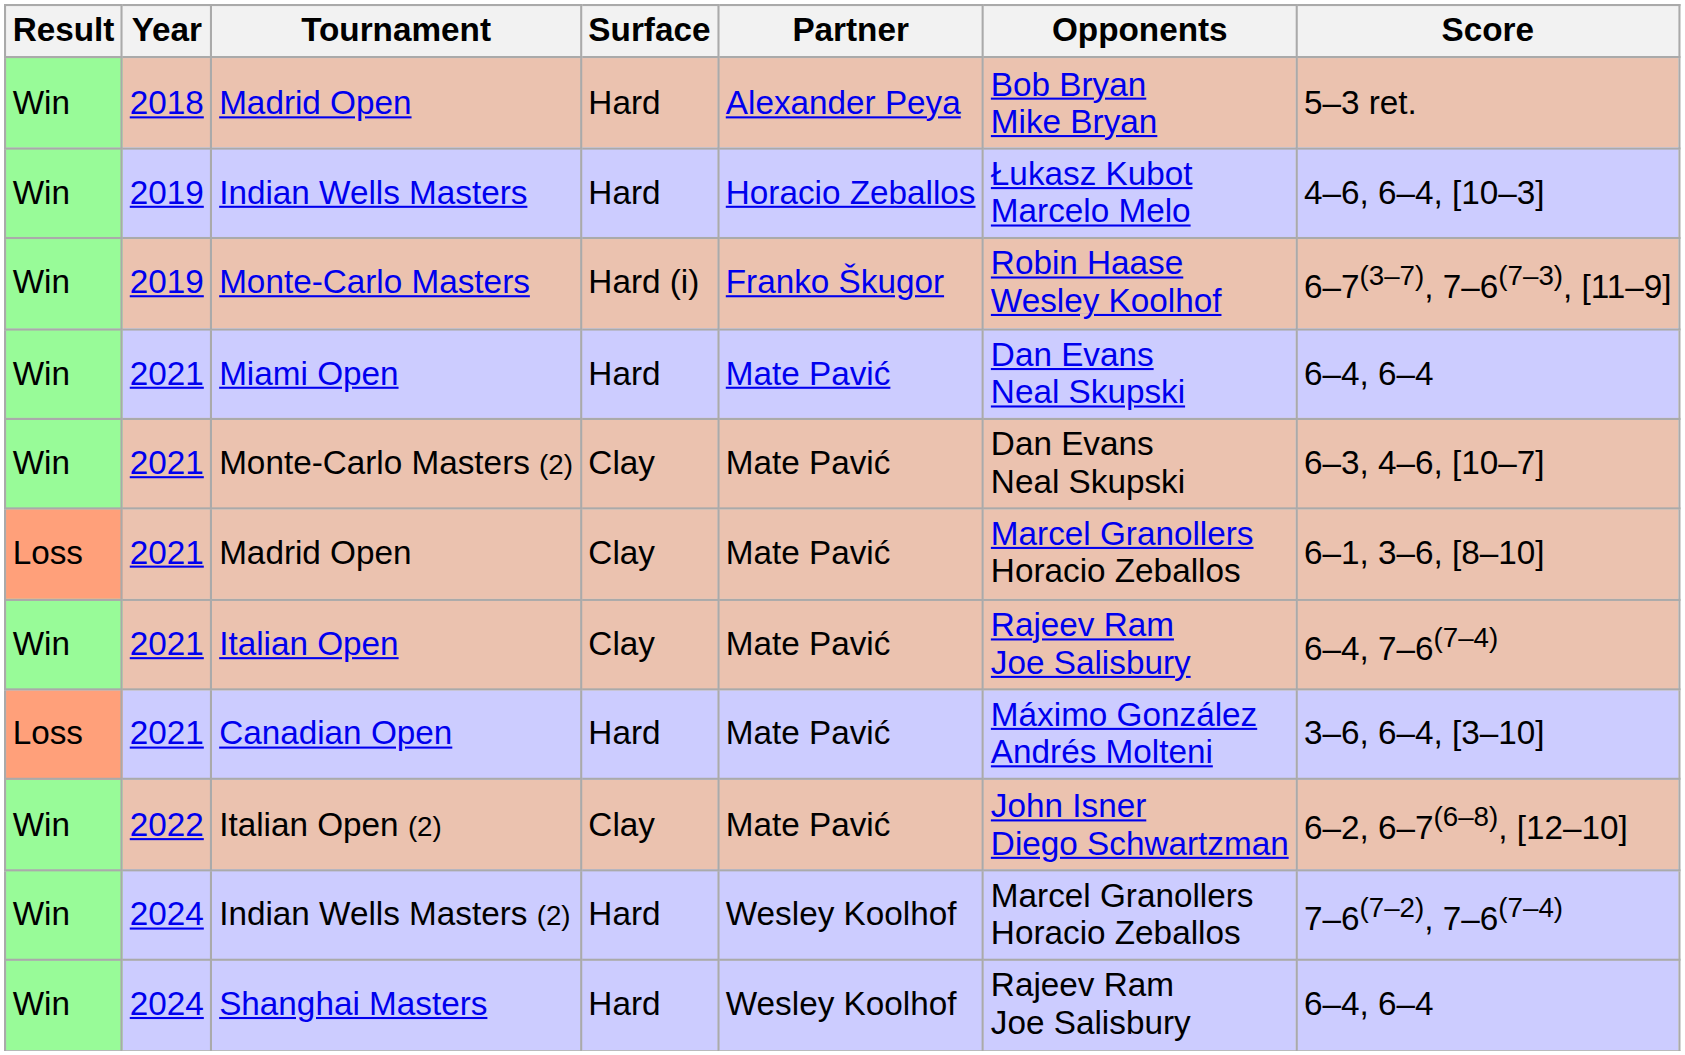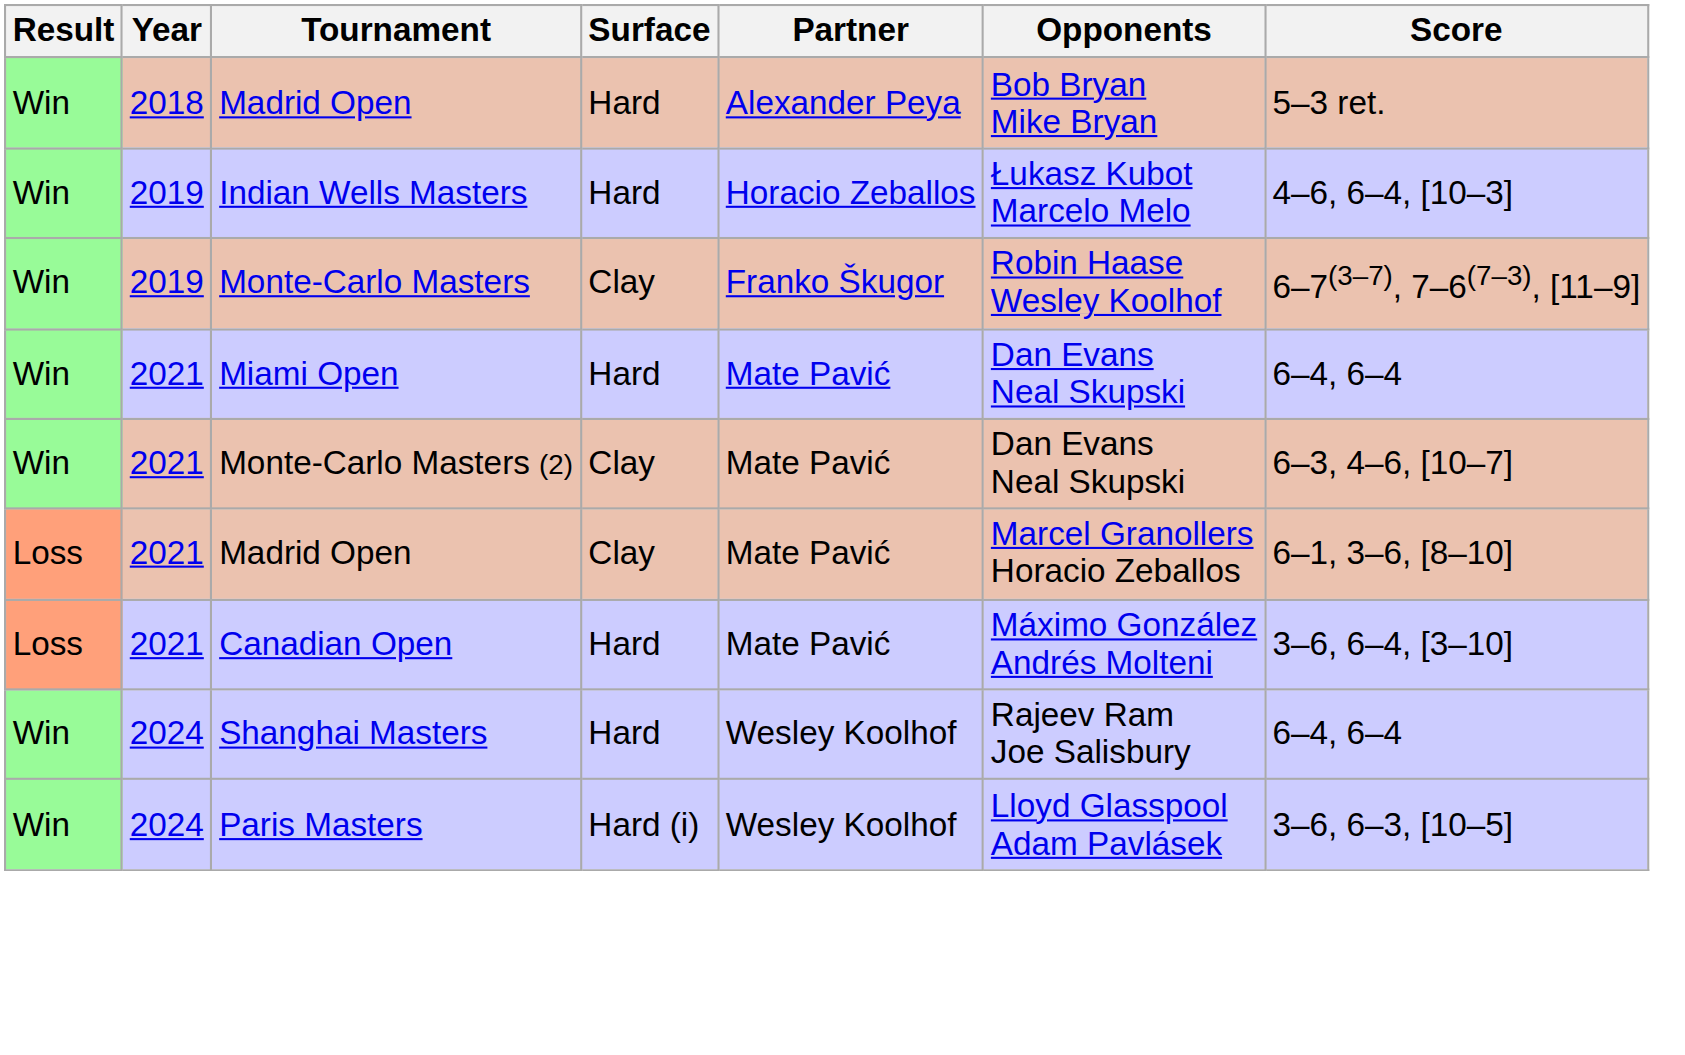(644, 282) Hard (i) -> (622, 282) Clay
- row: (167, 643)
- row: (167, 824)
- row: (167, 914)
+ row: (167, 824)
